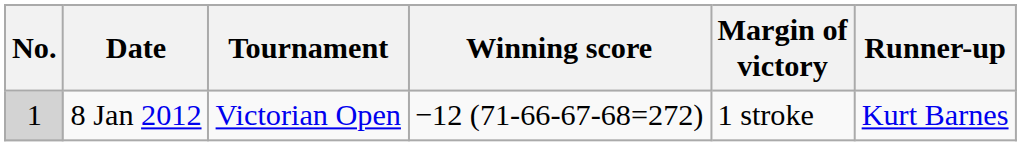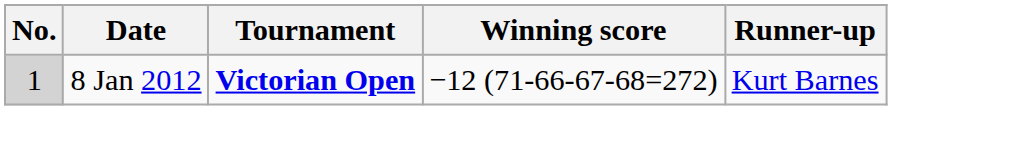- column: (783, 47)
(308, 115) normal -> (315, 79) bold
